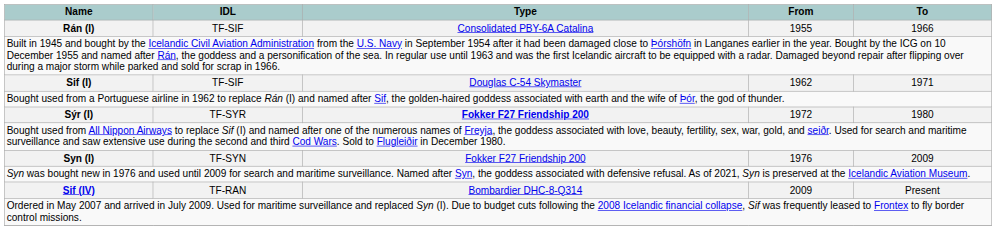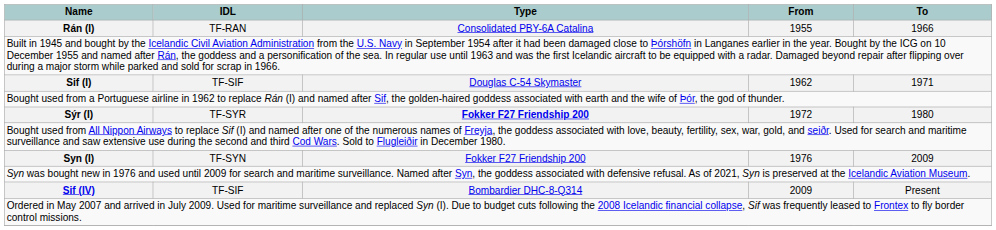(228, 28) TF-SIF -> (228, 28) TF-RAN
(228, 190) TF-RAN -> (228, 190) TF-SIF
